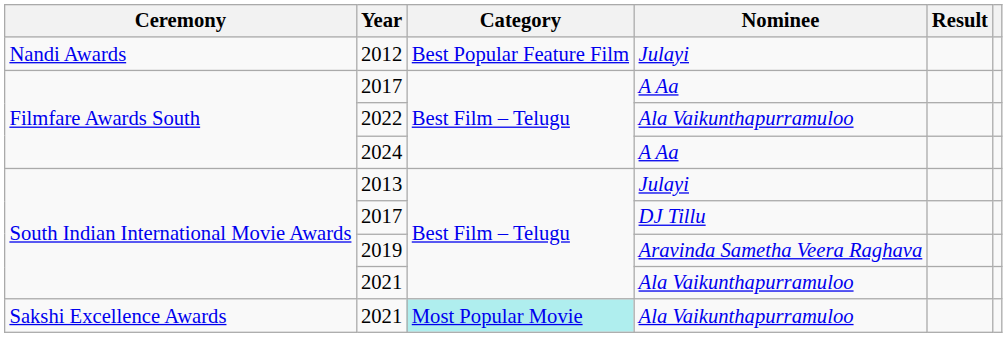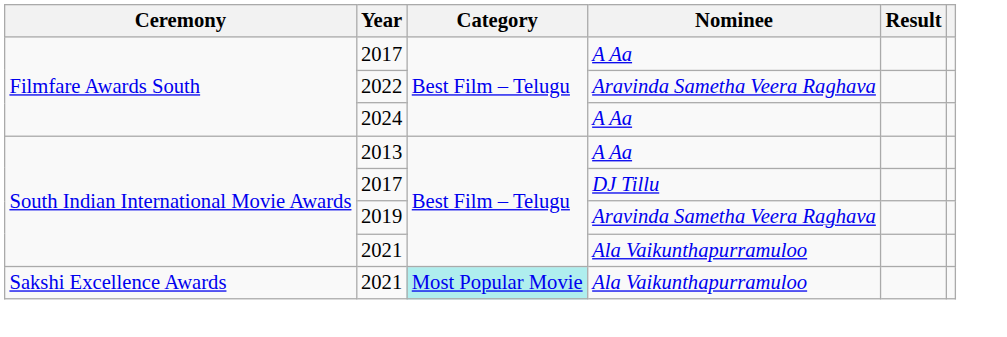- row: (68, 53)
(746, 119) Ala Vaikunthapurramuloo -> (734, 86) Aravinda Sametha Veera Raghava
(664, 184) Julayi -> (612, 151) A Aa
